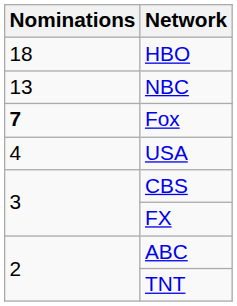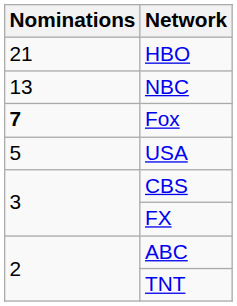(21, 53) 18 -> (21, 53) 21
(15, 152) 4 -> (15, 152) 5
